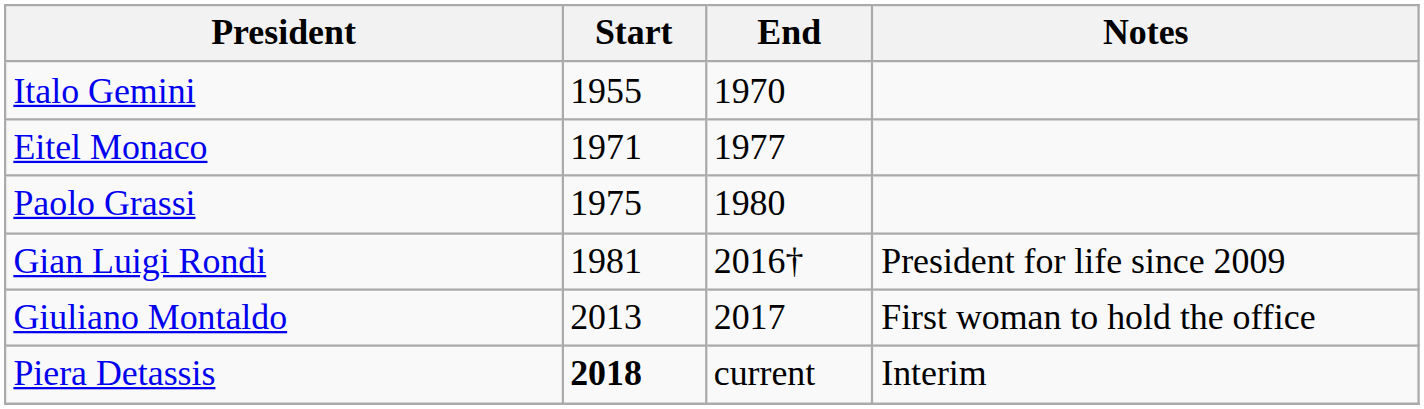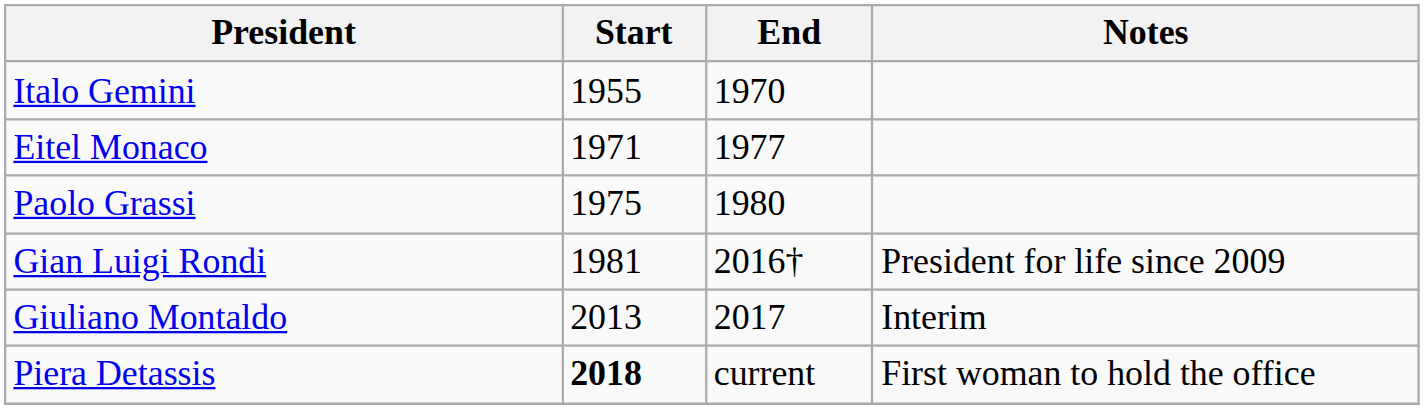(1098, 317) First woman to hold the office -> (934, 317) Interim
(934, 373) Interim -> (1098, 373) First woman to hold the office
